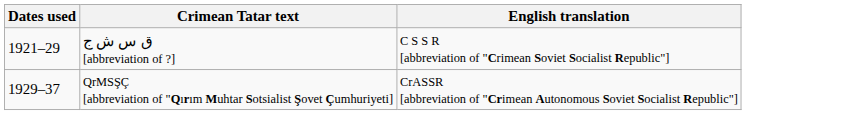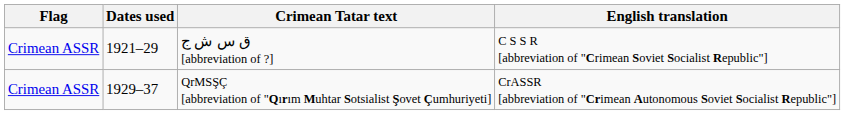+ column: (54, 16)
